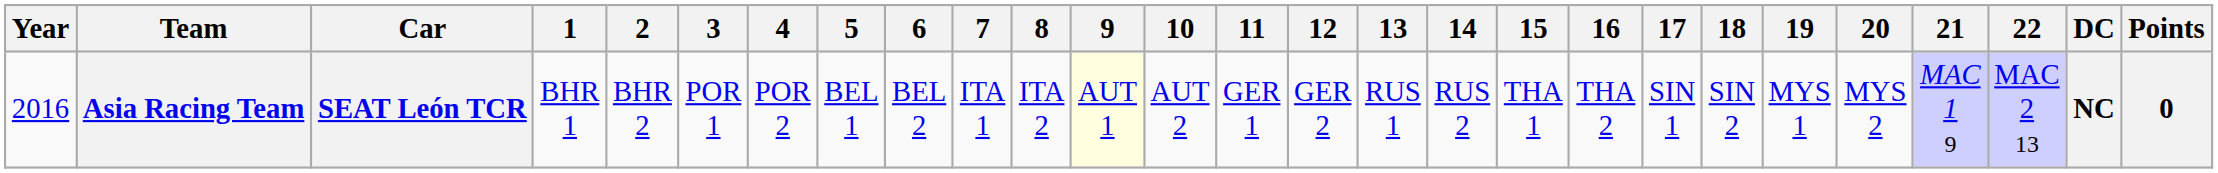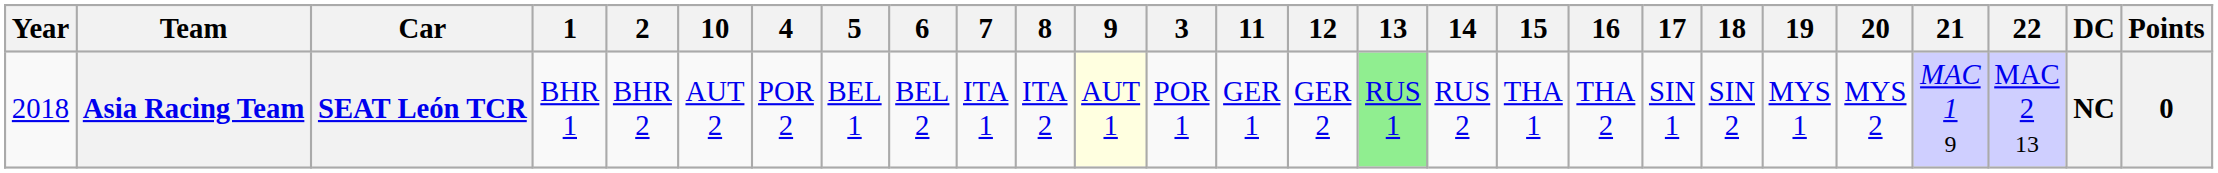columns swapped: (713, 27) <-> (1180, 27)
(41, 108) 2016 -> (41, 108) 2018
(1393, 108) no background -> (1393, 108) lightgreen background
